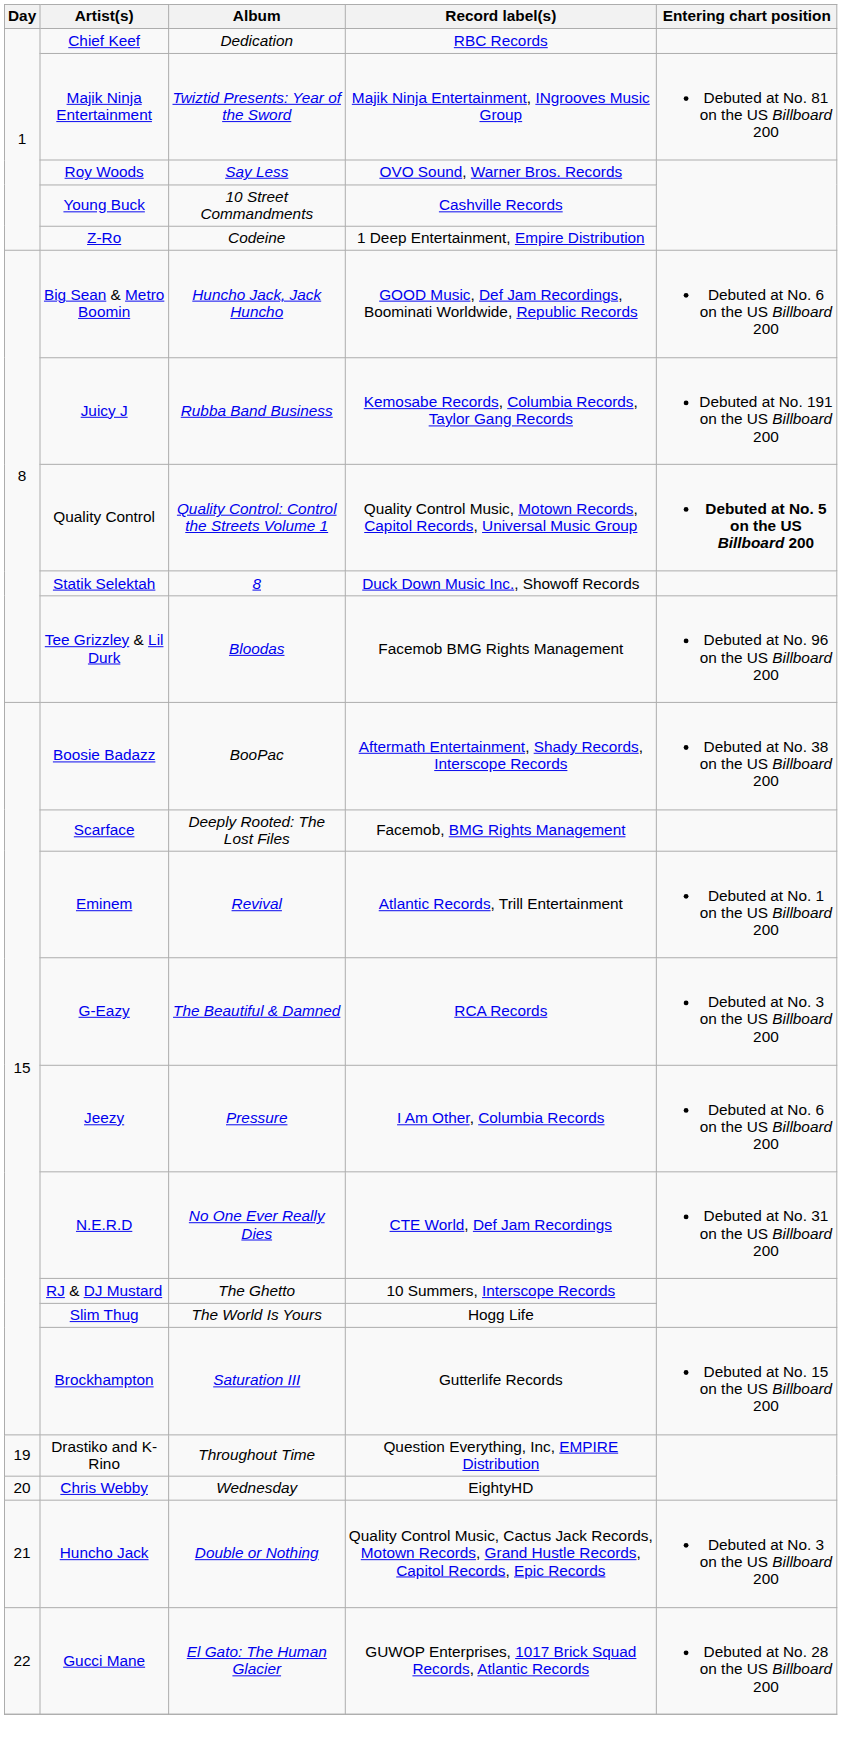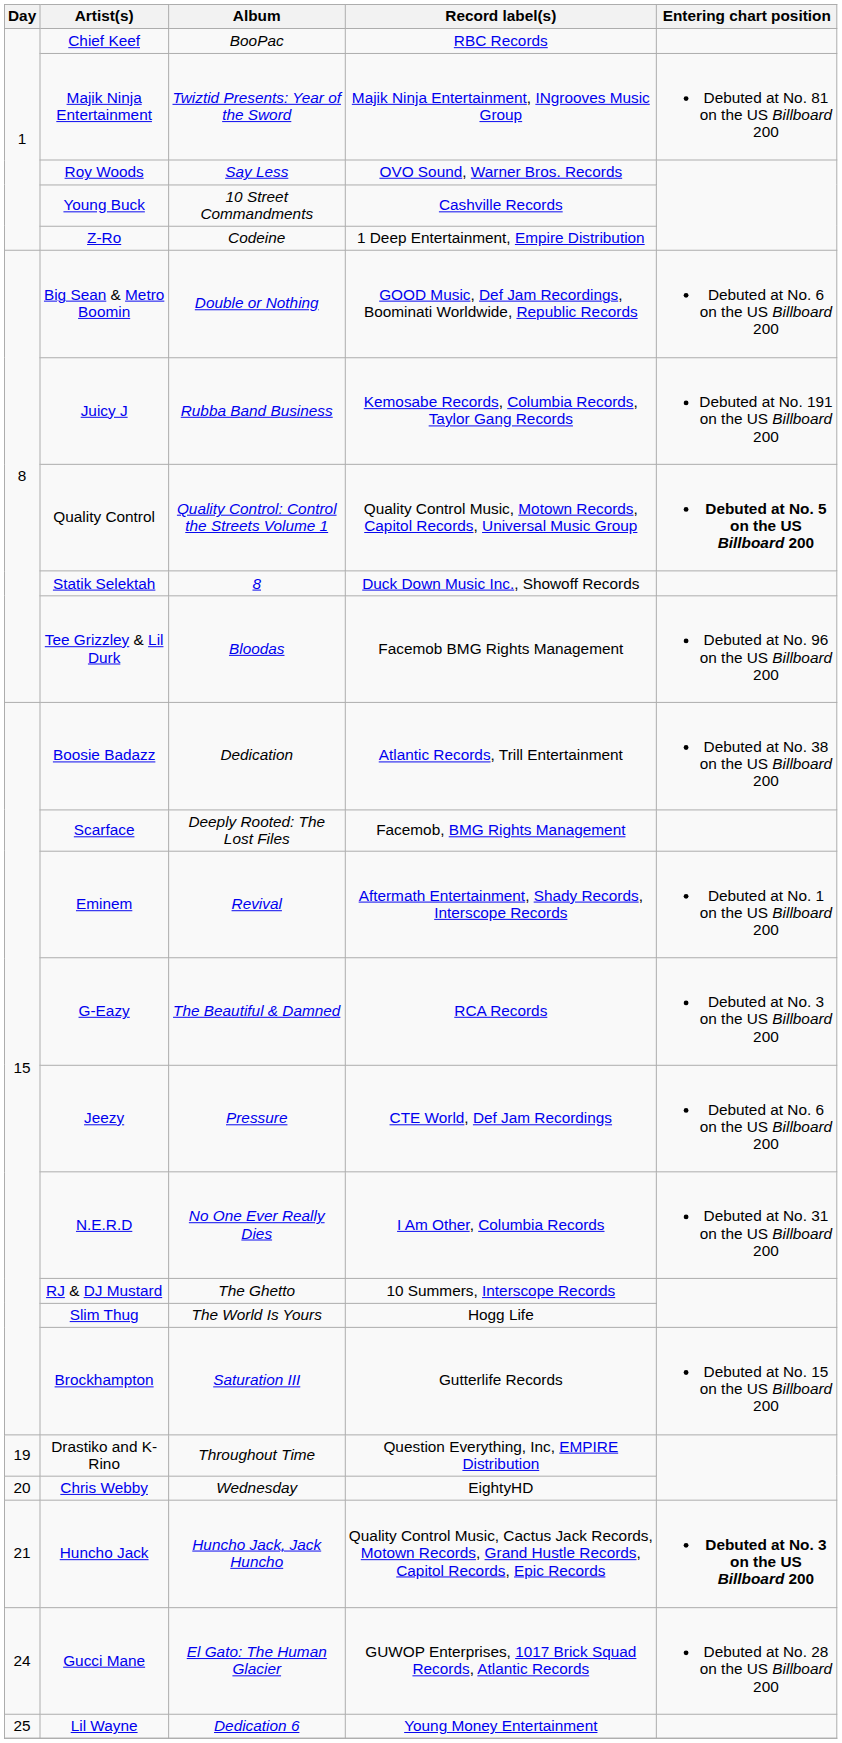(257, 41) Dedication -> (257, 41) BooPac
(257, 303) Huncho Jack, Jack Huncho -> (257, 303) Double or Nothing
(257, 755) BooPac -> (257, 755) Dedication
(501, 755) Aftermath Entertainment, Shady Records, Interscope Records -> (501, 755) Atlantic Records, Trill Entertainment
(501, 904) Atlantic Records, Trill Entertainment -> (501, 904) Aftermath Entertainment, Shady Records, Interscope Records
(501, 1118) I Am Other, Columbia Records -> (501, 1118) CTE World, Def Jam Recordings
(501, 1225) CTE World, Def Jam Recordings -> (501, 1225) I Am Other, Columbia Records
(257, 1553) Double or Nothing -> (257, 1553) Huncho Jack, Jack Huncho
(747, 1562) normal -> (747, 1562) bold
(22, 1660) 22 -> (22, 1660) 24
+ row: (104, 1726)
